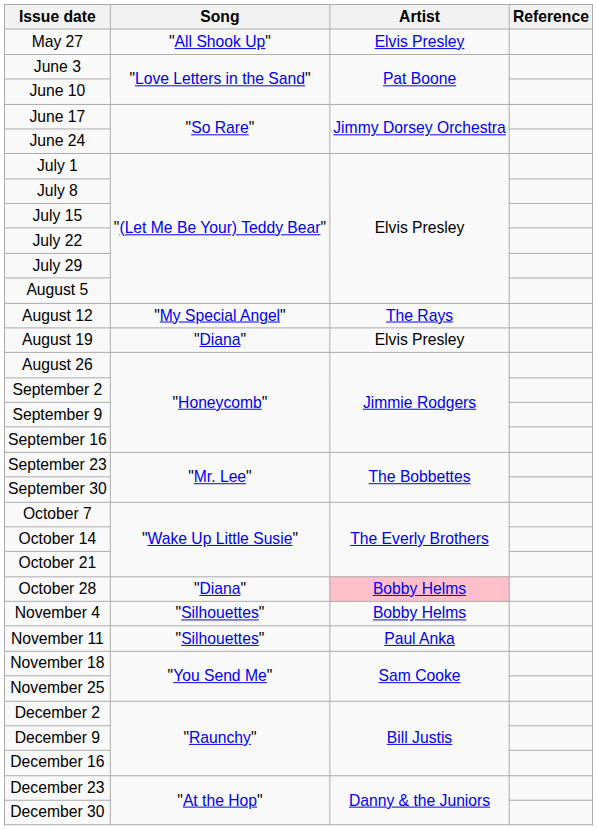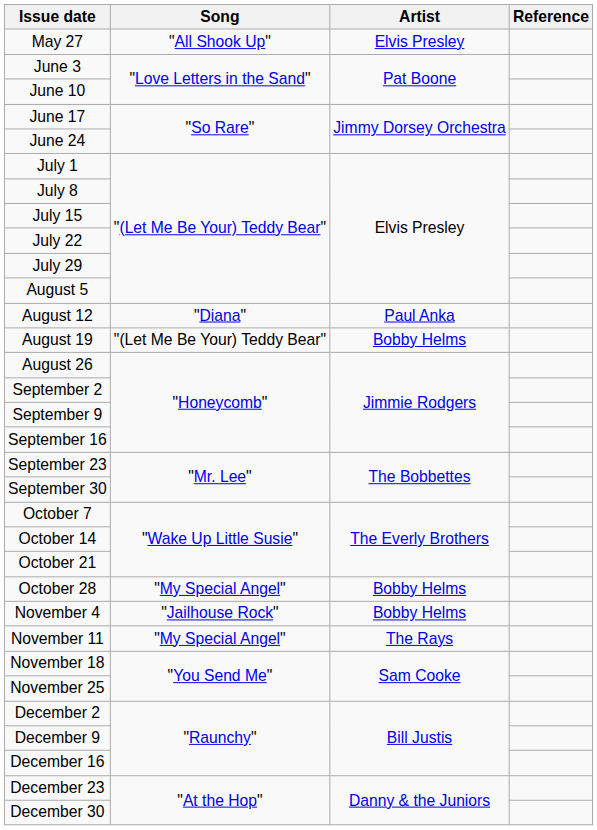(220, 315) "My Special Angel" -> (220, 315) "Diana"
(420, 315) The Rays -> (420, 315) Paul Anka
(220, 340) "Diana" -> (220, 340) "(Let Me Be Your) Teddy Bear"
(420, 340) Elvis Presley -> (420, 340) Bobby Helms
(220, 588) "Diana" -> (220, 588) "My Special Angel"
(420, 588) pink background -> (420, 588) no background
(220, 613) "Silhouettes" -> (220, 613) "Jailhouse Rock"
(220, 638) "Silhouettes" -> (220, 638) "My Special Angel"
(420, 638) Paul Anka -> (420, 638) The Rays
